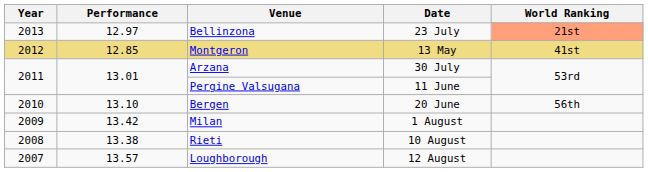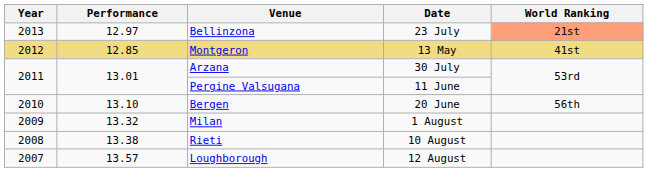(122, 122) 13.42 -> (122, 122) 13.32
